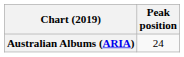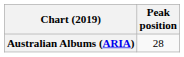(158, 43) 24 -> (158, 43) 28
